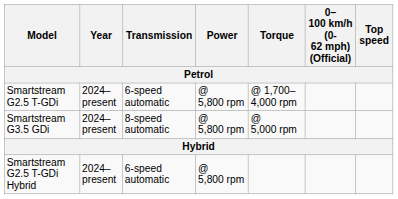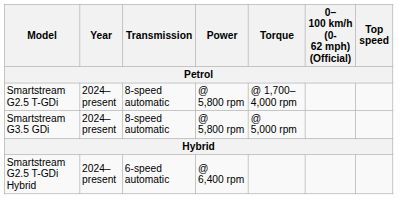(147, 96) 6-speed automatic -> (147, 96) 8-speed automatic
(221, 174) @ 5,800 rpm -> (221, 174) @ 6,400 rpm
